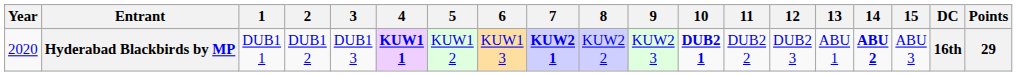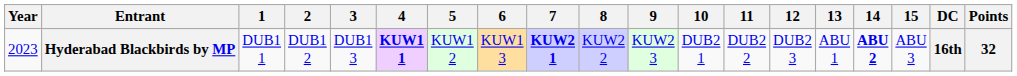(23, 49) 2020 -> (23, 49) 2023
(701, 49) bold -> (701, 49) normal
(988, 49) 29 -> (988, 49) 32
